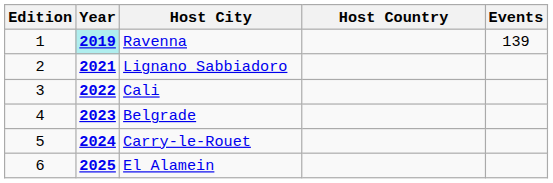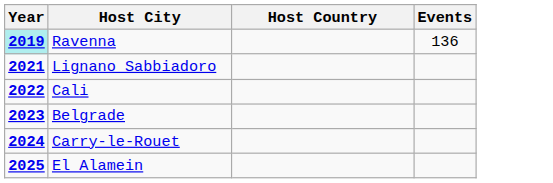- column: (40, 17)
(516, 42) 139 -> (445, 42) 136
